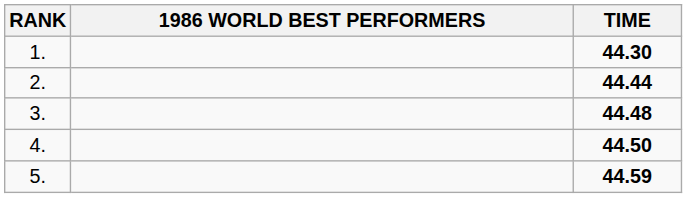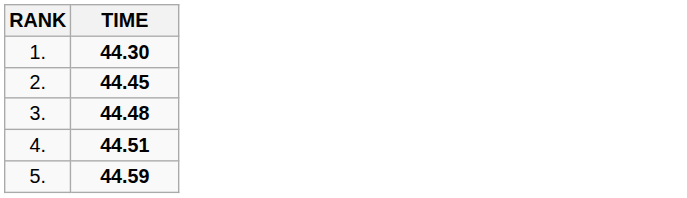- column: (322, 21)
(627, 83) 44.44 -> (125, 83) 44.45
(627, 145) 44.50 -> (125, 145) 44.51
